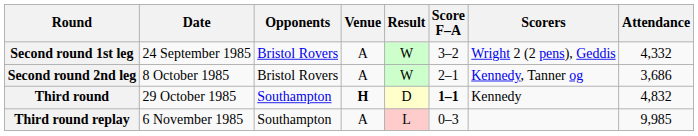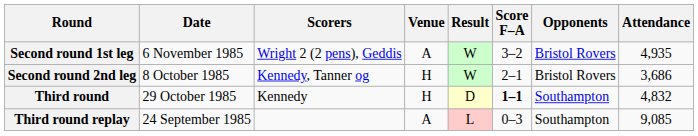columns swapped: (298, 23) <-> (543, 23)
(197, 53) 24 September 1985 -> (193, 53) 6 November 1985
(656, 53) 4,332 -> (656, 53) 4,935
(363, 75) A -> (426, 75) H
(363, 97) bold -> (426, 97) normal
(193, 119) 6 November 1985 -> (197, 119) 24 September 1985
(656, 119) 9,985 -> (656, 119) 9,085
